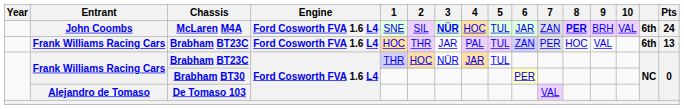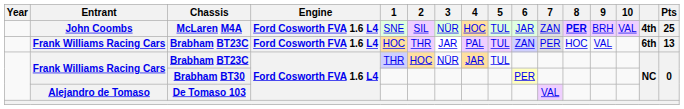(448, 29) bold -> (448, 29) normal
(649, 29) 6th -> (649, 29) 4th
(669, 29) 24 -> (669, 29) 25
